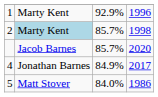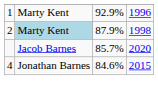(110, 30) 85.7% -> (110, 30) 87.9%
(110, 65) 84.9% -> (110, 65) 84.6%
(140, 65) 2017 -> (140, 65) 2015
- row: (10, 83)
